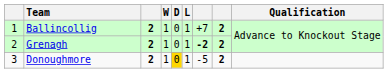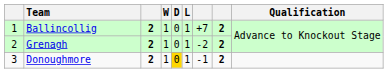(202, 44) bold -> (202, 44) normal
(202, 60) -5 -> (202, 60) -1
